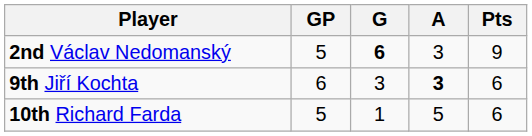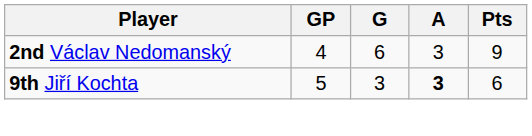(321, 51) 5 -> (321, 51) 4
(380, 51) bold -> (380, 51) normal
(321, 83) 6 -> (321, 83) 5
- row: (95, 114)
